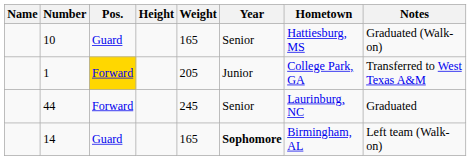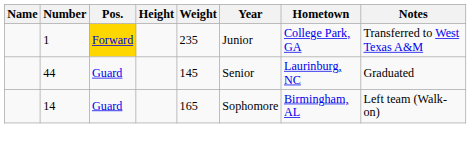- row: (49, 40)
(189, 73) 205 -> (189, 40) 235
(113, 106) Forward -> (107, 73) Guard
(189, 106) 245 -> (189, 73) 145
(252, 139) bold -> (250, 106) normal
